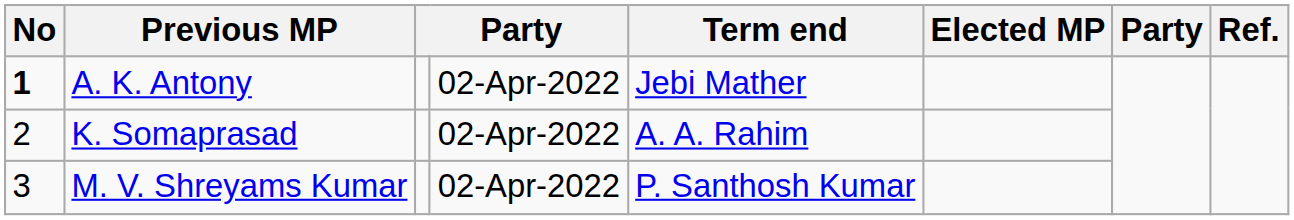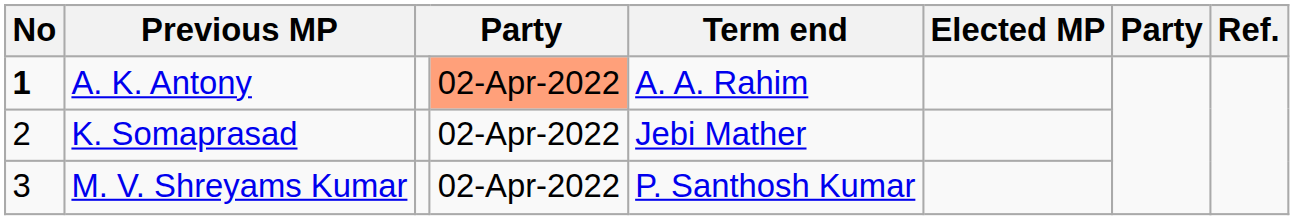(529, 82) no background -> (529, 82) lightsalmon background
(721, 82) Jebi Mather -> (722, 82) A. A. Rahim
(722, 134) A. A. Rahim -> (721, 134) Jebi Mather
